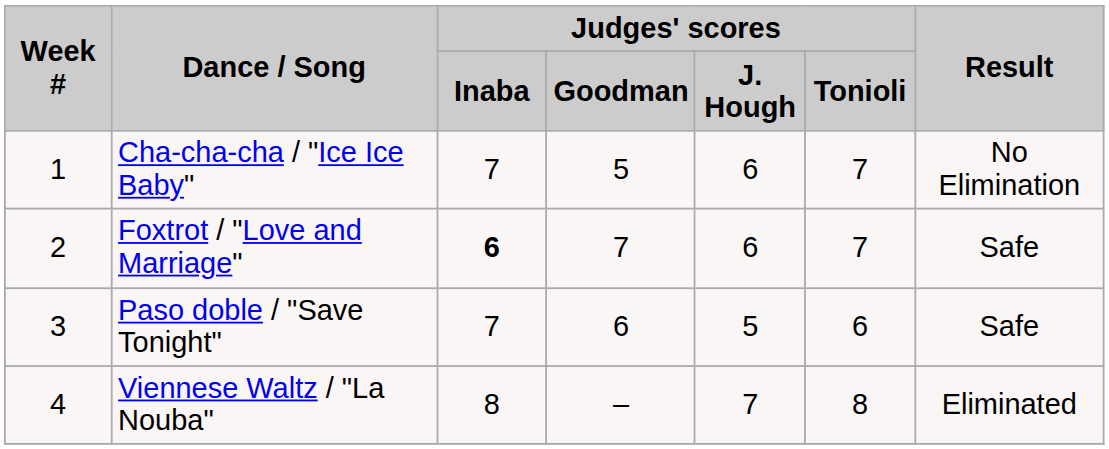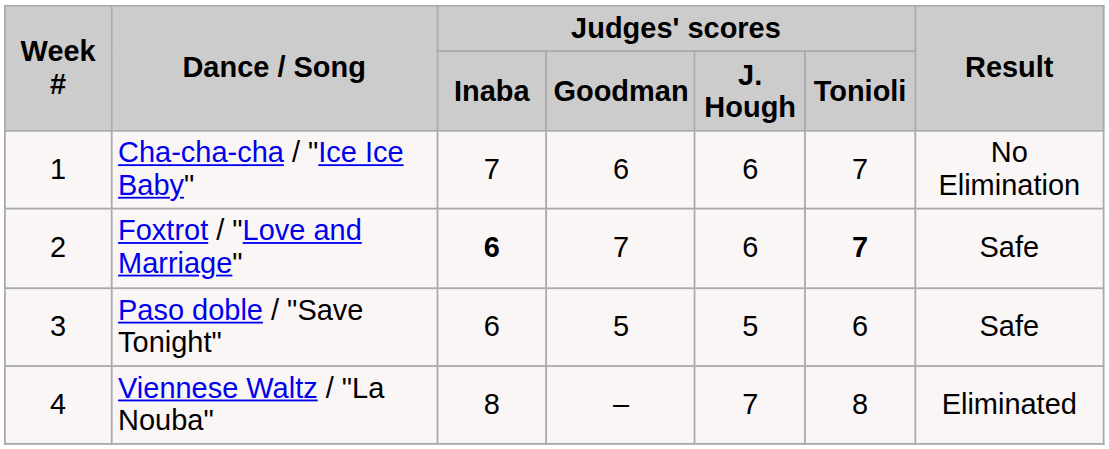(621, 169) 5 -> (621, 169) 6
(860, 247) normal -> (860, 247) bold
(492, 326) 7 -> (492, 326) 6
(621, 326) 6 -> (621, 326) 5
